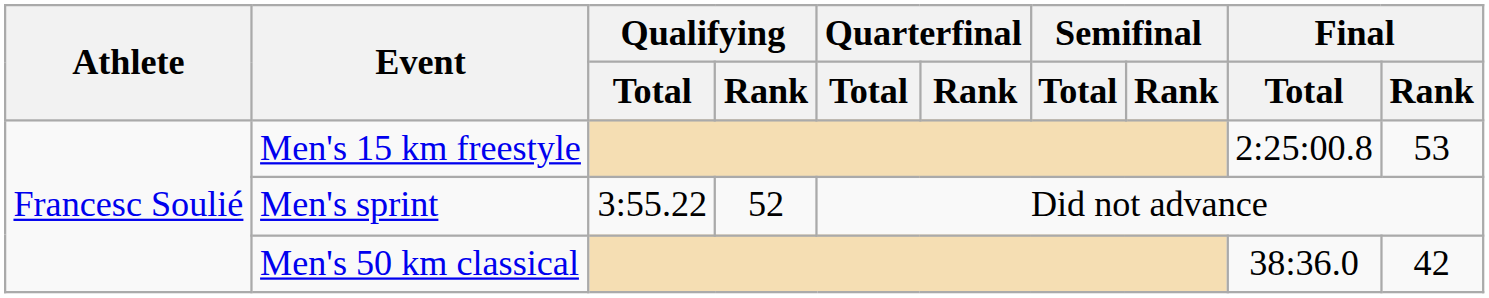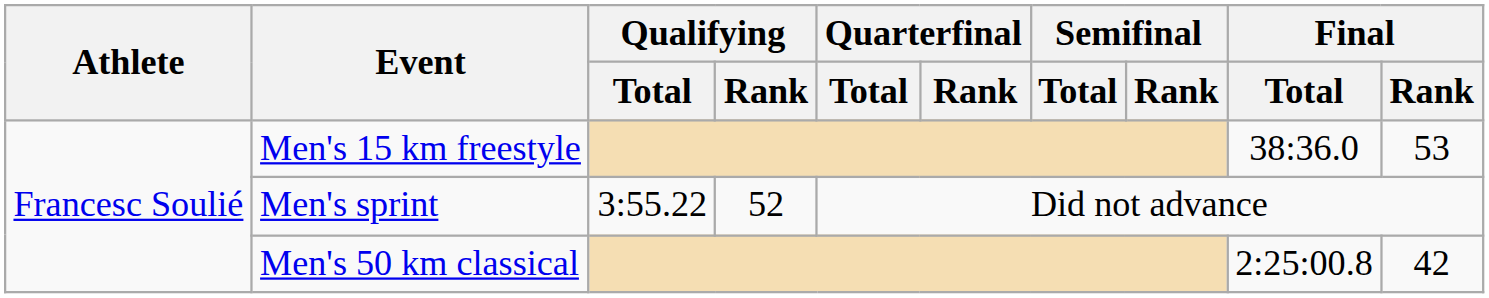(1304, 147) 2:25:00.8 -> (1304, 147) 38:36.0
(1304, 262) 38:36.0 -> (1304, 262) 2:25:00.8
